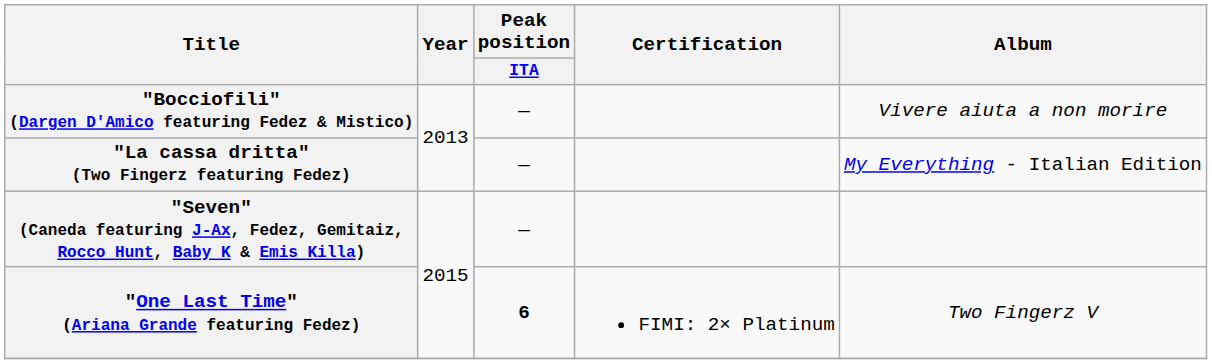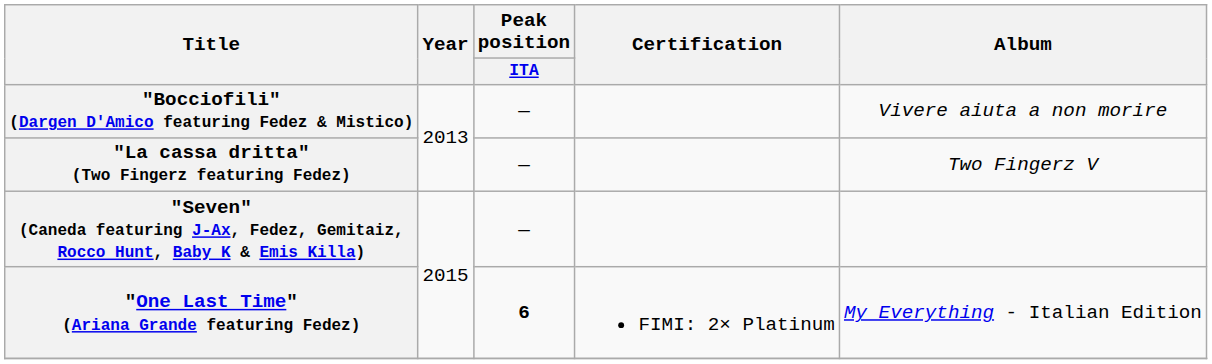(1023, 164) My Everything - Italian Edition -> (1023, 164) Two Fingerz V
(1023, 313) Two Fingerz V -> (1023, 313) My Everything - Italian Edition
